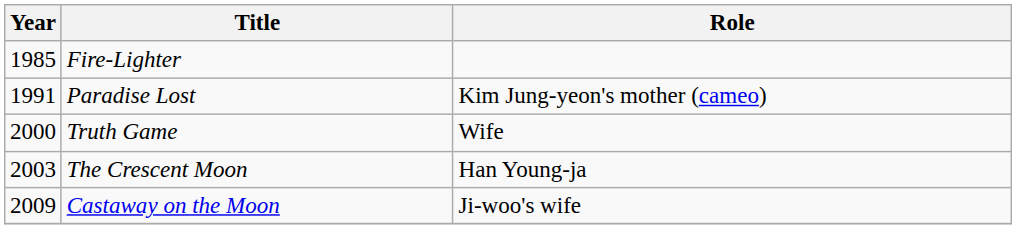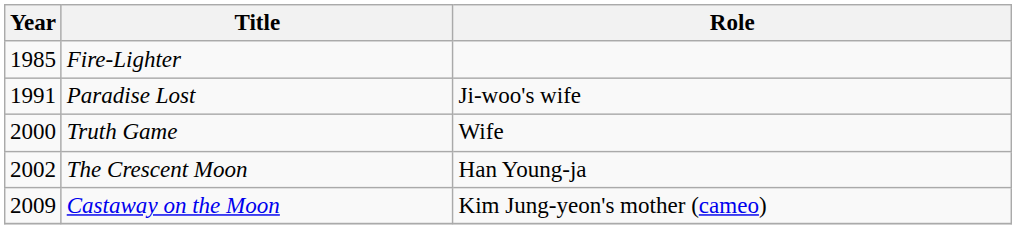(613, 95) Kim Jung-yeon's mother (cameo) -> (520, 95) Ji-woo's wife
(33, 168) 2003 -> (33, 168) 2002
(520, 205) Ji-woo's wife -> (613, 205) Kim Jung-yeon's mother (cameo)
